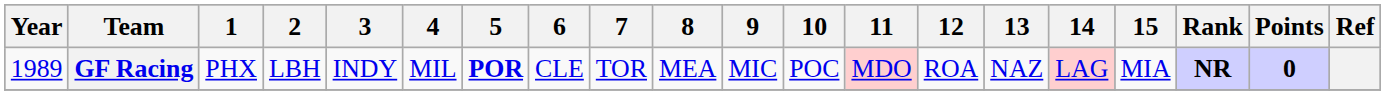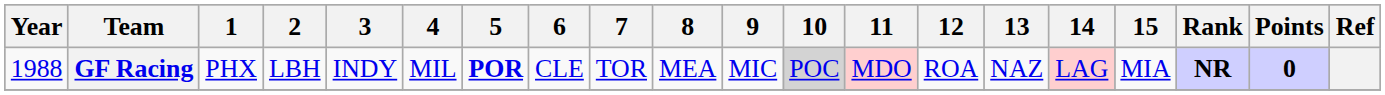(37, 68) 1989 -> (37, 68) 1988
(814, 68) no background -> (814, 68) lightgrey background
